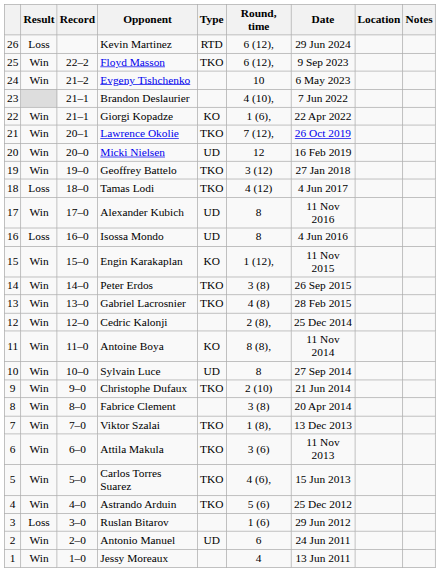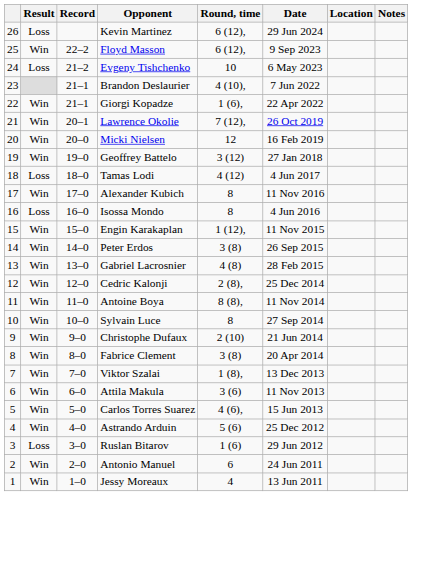- column: (212, 19)
(39, 80) Win -> (39, 67) Loss
